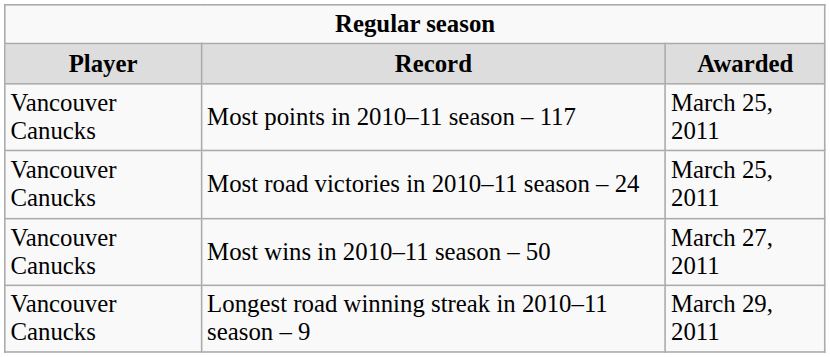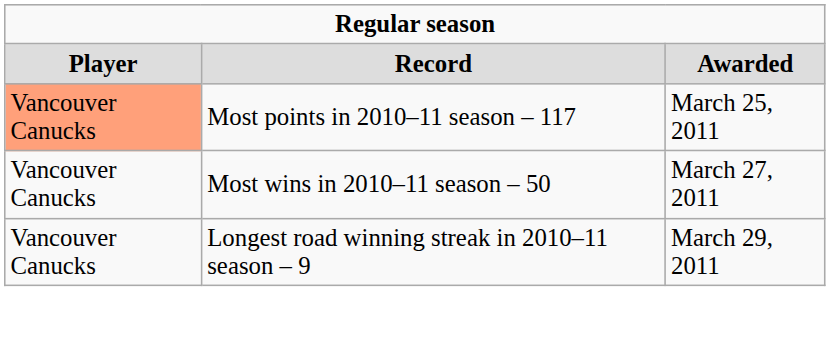(64, 116) no background -> (64, 116) lightsalmon background
- row: (423, 184)
